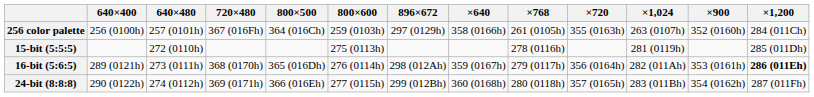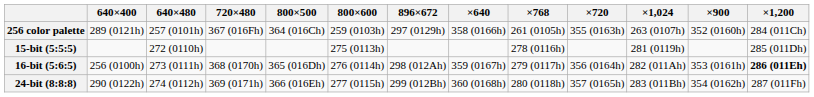(117, 30) 256 (0100h) -> (117, 30) 289 (0121h)
(117, 65) 289 (0121h) -> (117, 65) 256 (0100h)
